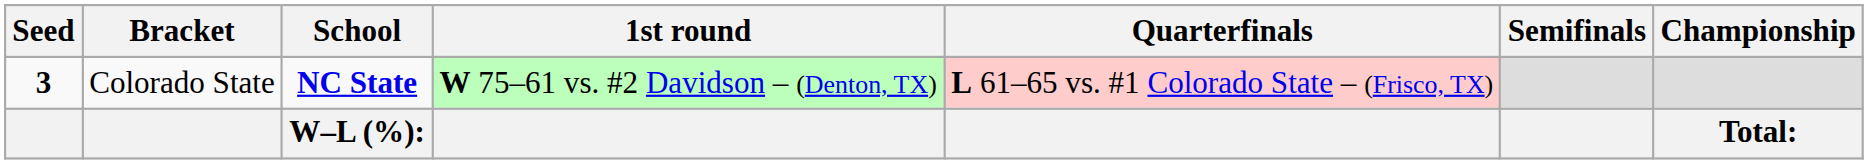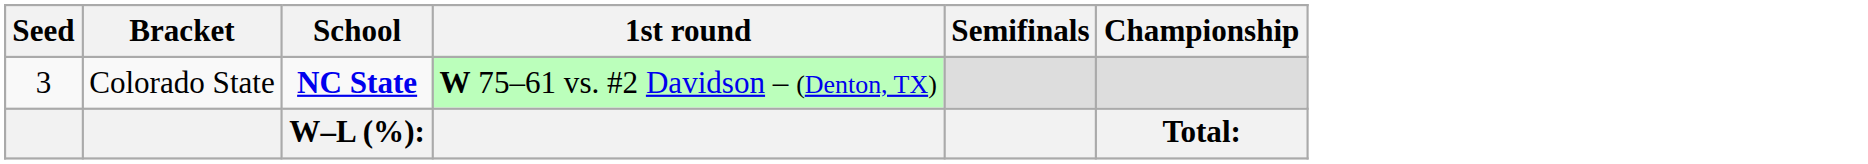- column: (1222, 30)
(43, 81) bold -> (43, 81) normal
